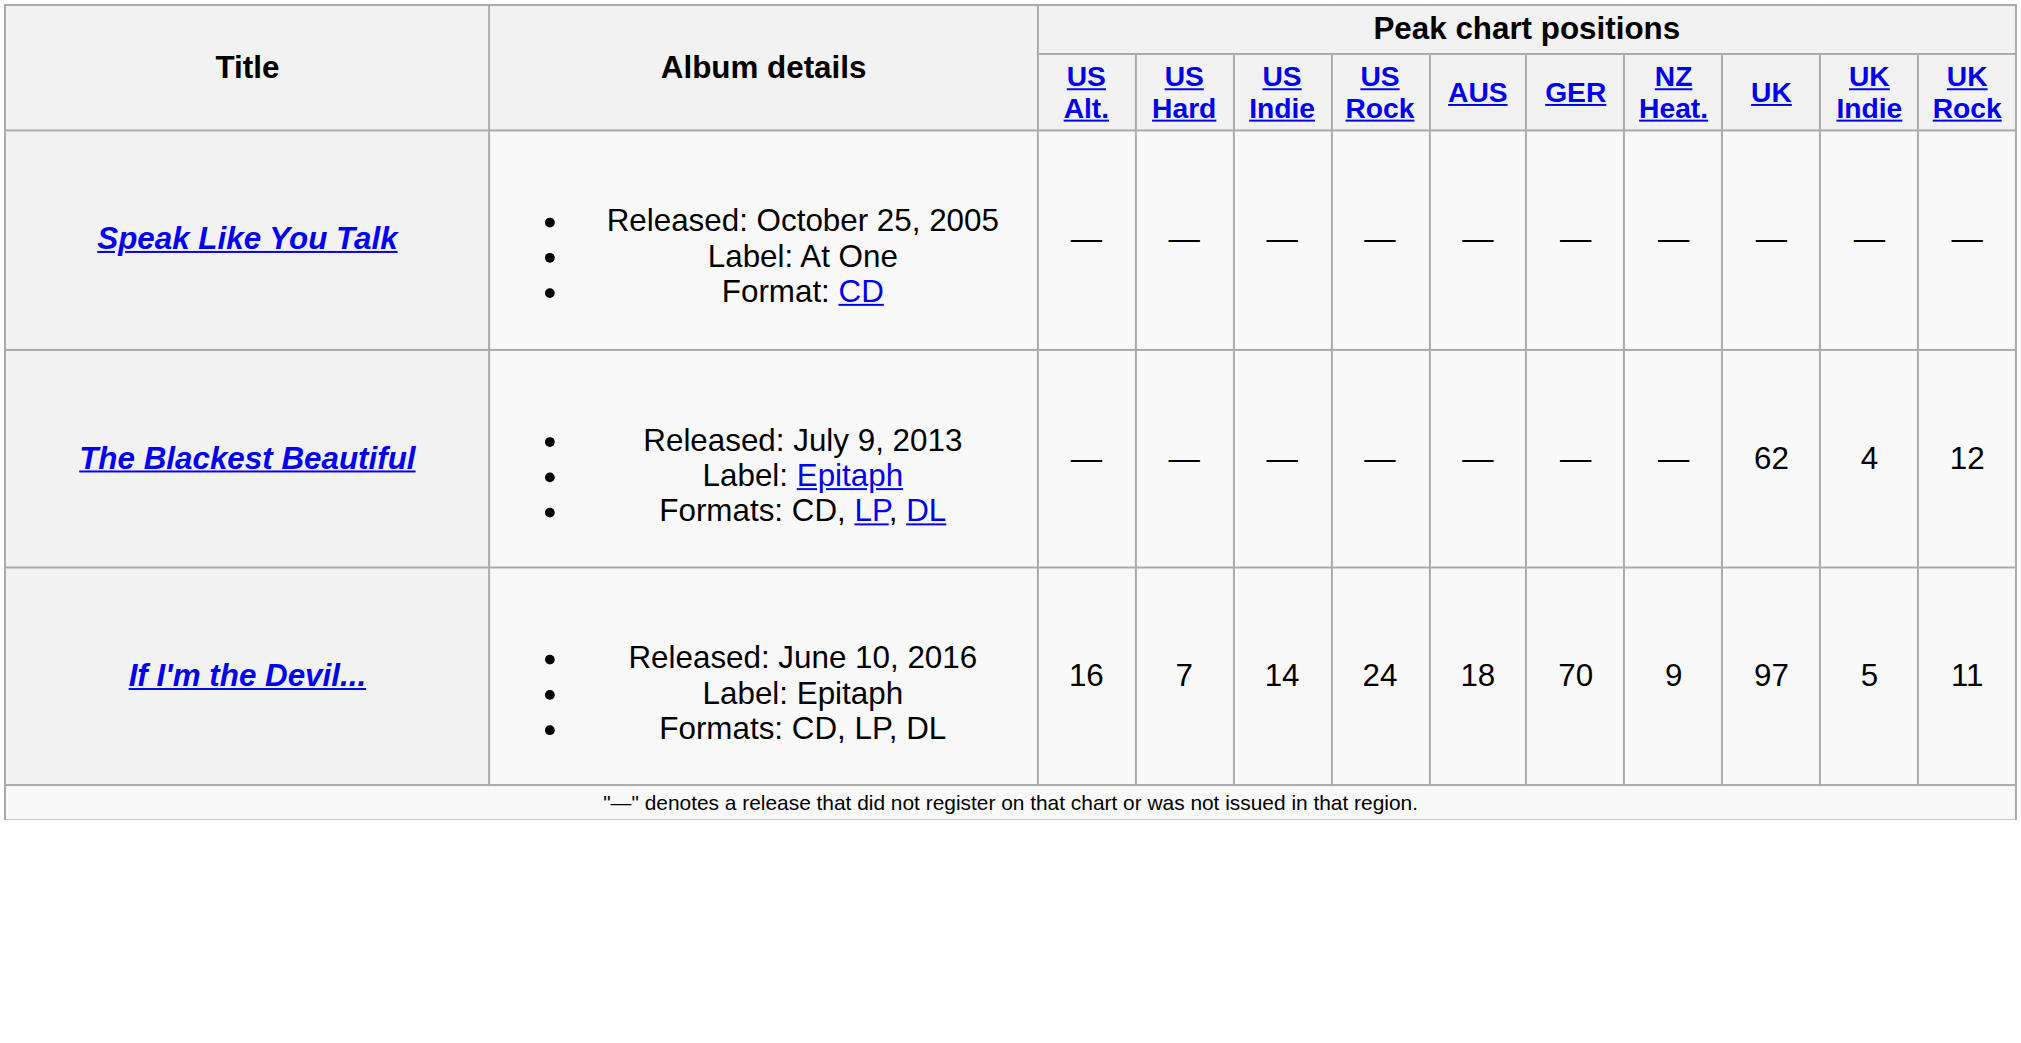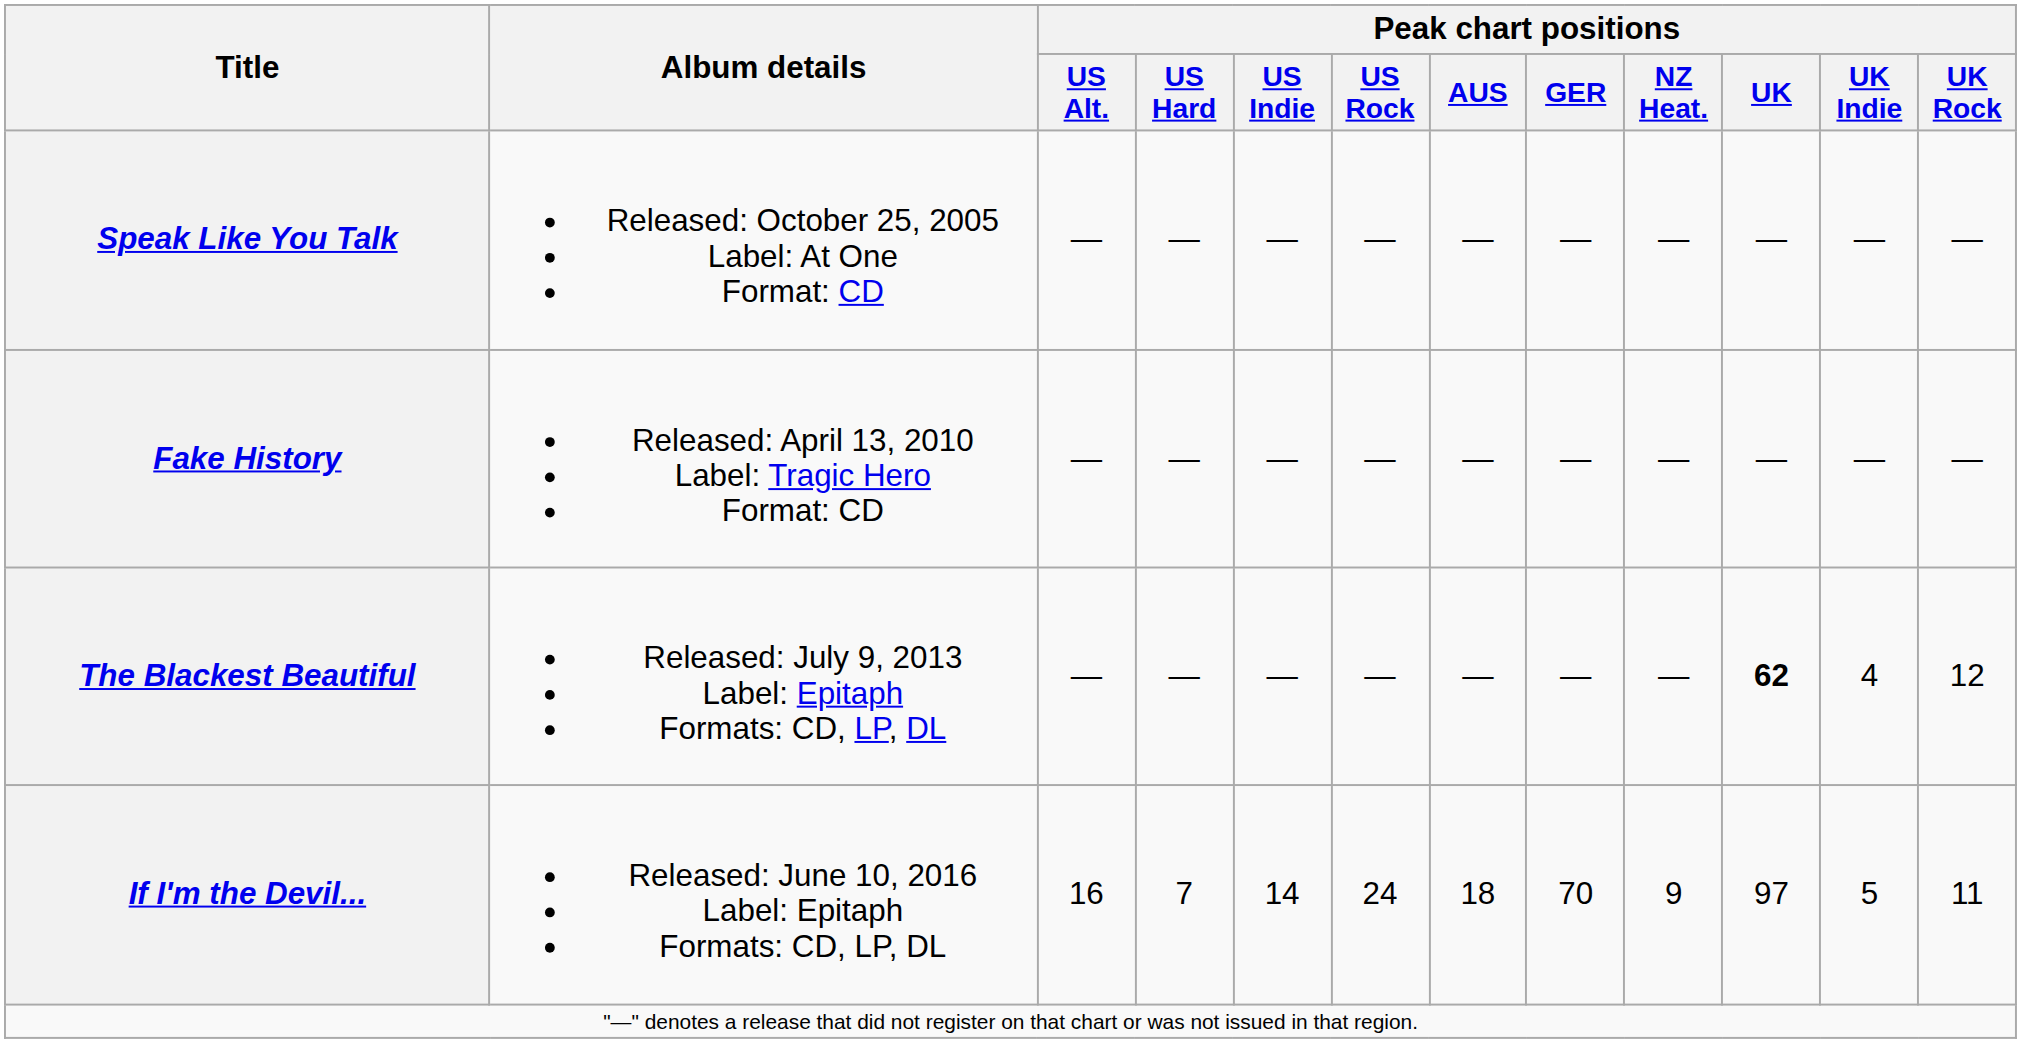+ row: (247, 457)
(1771, 457) normal -> (1771, 675) bold
